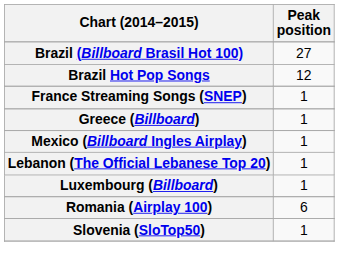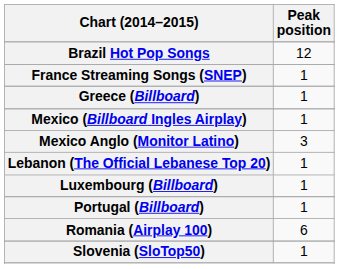- row: (139, 53)
+ row: (139, 141)
+ row: (139, 207)
